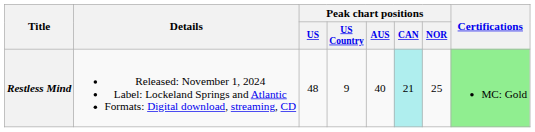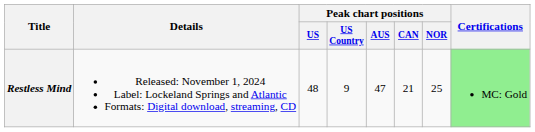(380, 88) 40 -> (380, 88) 47
(408, 88) paleturquoise background -> (408, 88) no background
